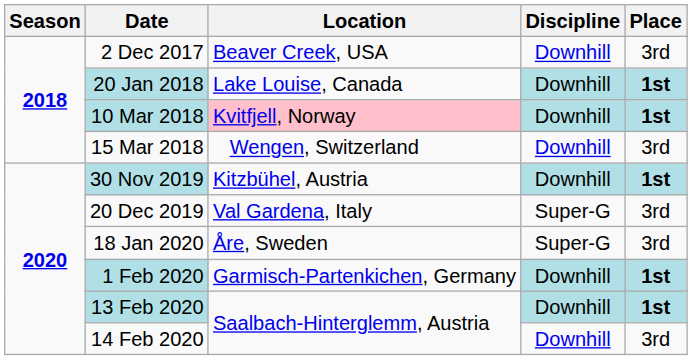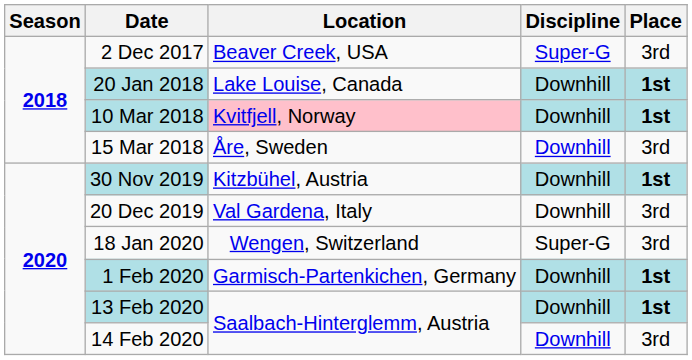(573, 52) Downhill -> (573, 52) Super-G
(316, 148) Wengen, Switzerland -> (270, 148) Åre, Sweden
(573, 211) Super-G -> (573, 211) Downhill
(270, 243) Åre, Sweden -> (316, 243) Wengen, Switzerland
